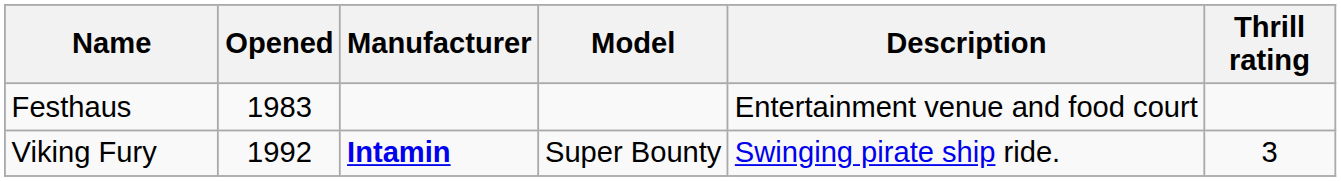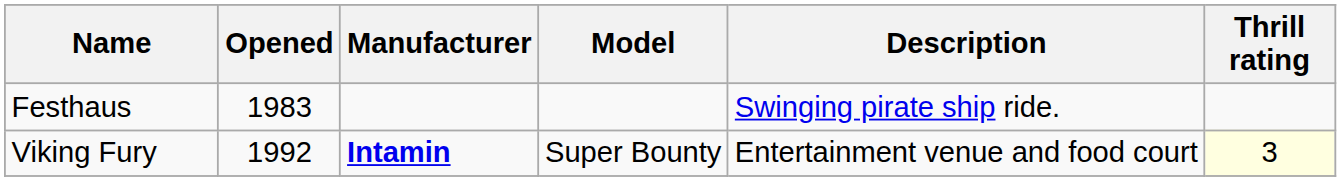(966, 106) Entertainment venue and food court -> (898, 106) Swinging pirate ship ride.
(898, 152) Swinging pirate ship ride. -> (966, 152) Entertainment venue and food court
(1269, 152) no background -> (1269, 152) lightyellow background
